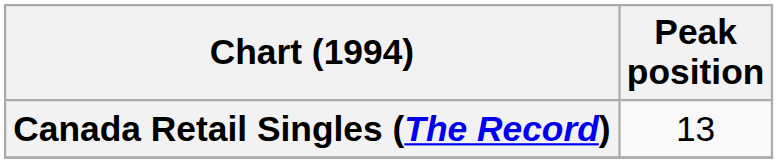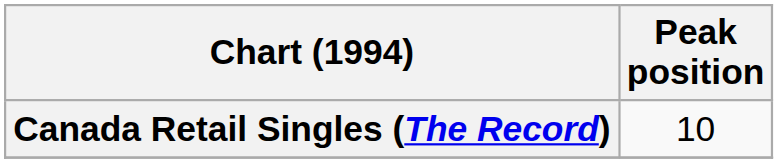(696, 128) 13 -> (696, 128) 10
